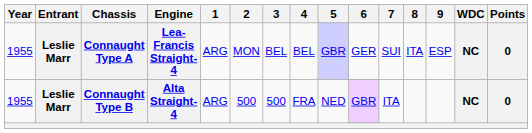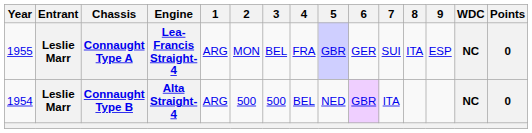(304, 51) BEL -> (304, 51) FRA
(20, 101) 1955 -> (20, 101) 1954
(304, 101) FRA -> (304, 101) BEL
